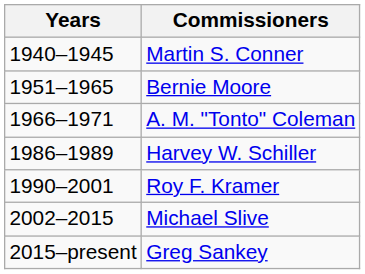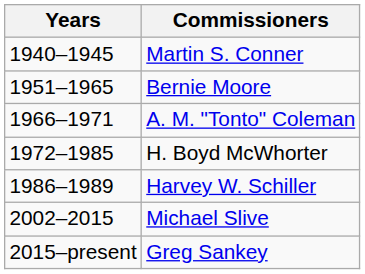+ row: (237, 152)
- row: (213, 185)
